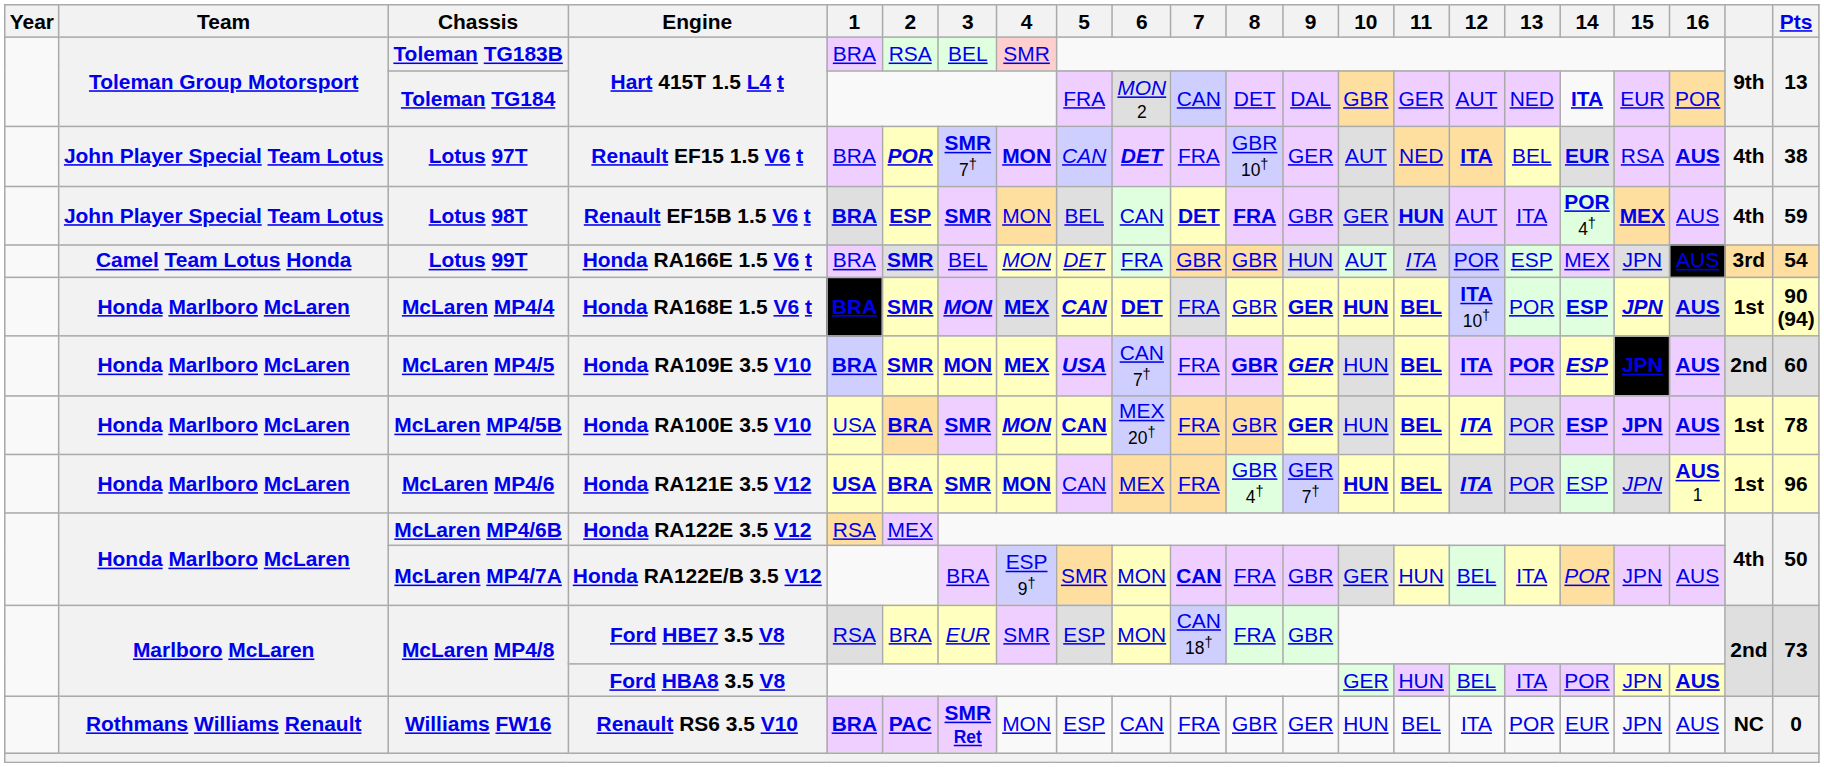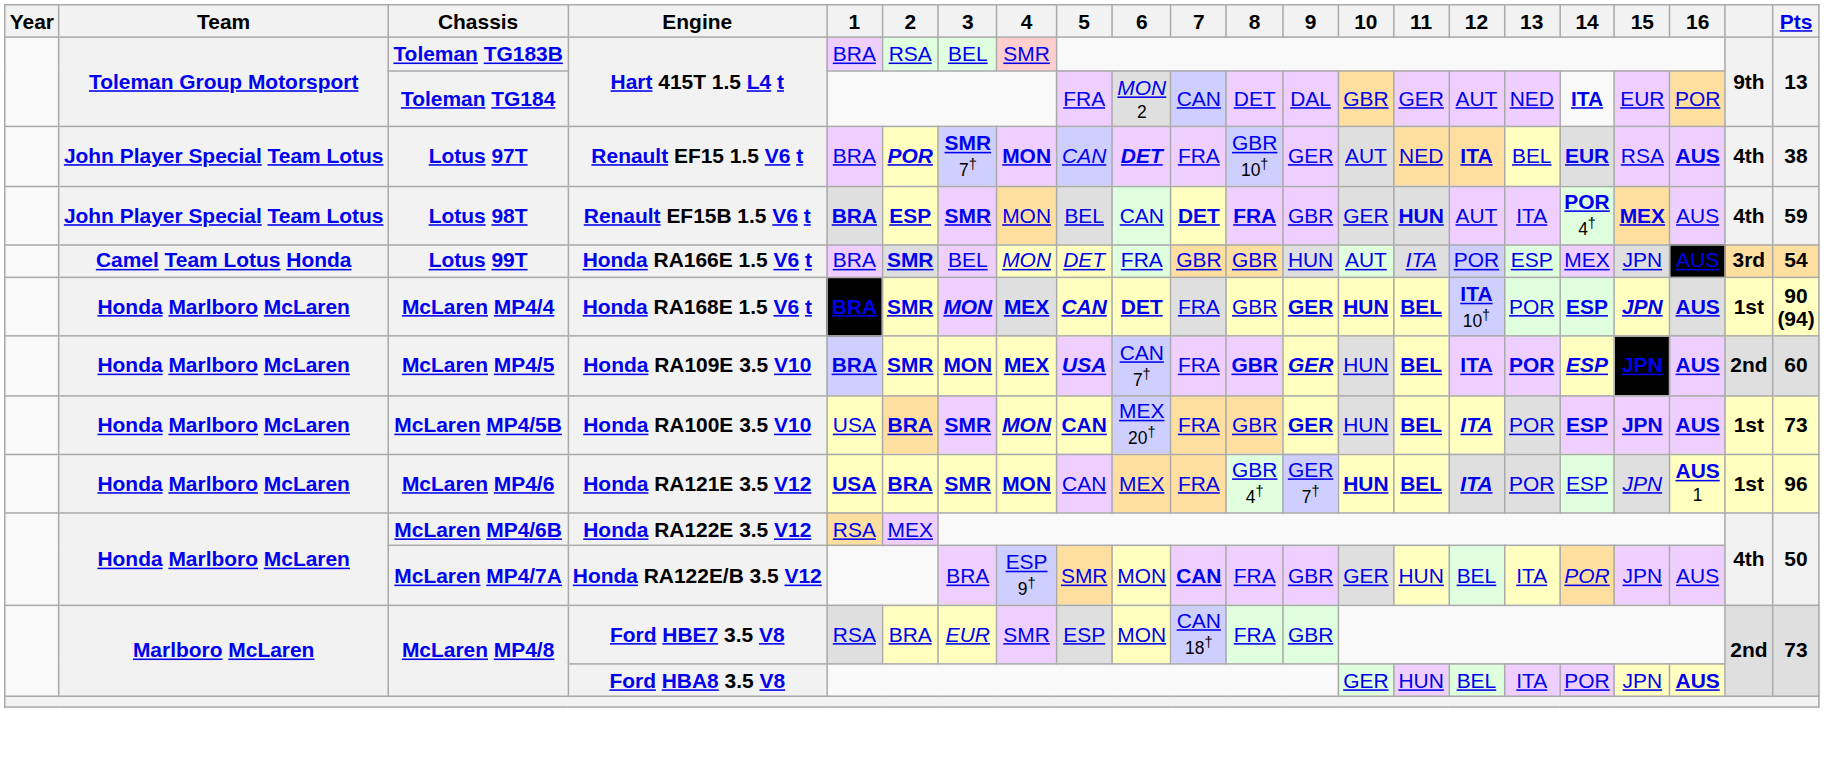(1796, 424) 78 -> (1796, 424) 73
- row: (478, 724)
